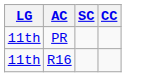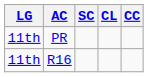+ column: (109, 16)
